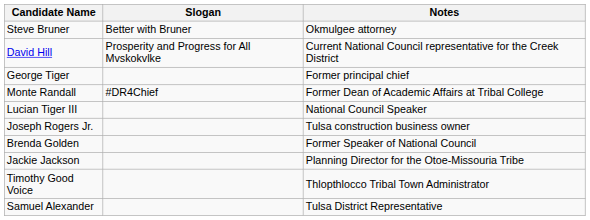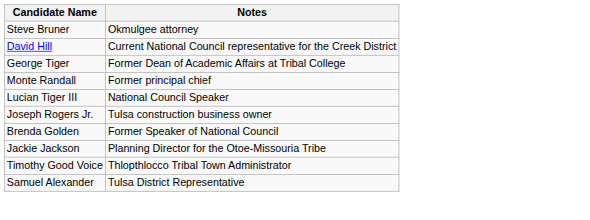- column: (203, 13)
(357, 76) Former principal chief -> (227, 64) Former Dean of Academic Affairs at Tribal College
(425, 93) Former Dean of Academic Affairs at Tribal College -> (159, 81) Former principal chief
